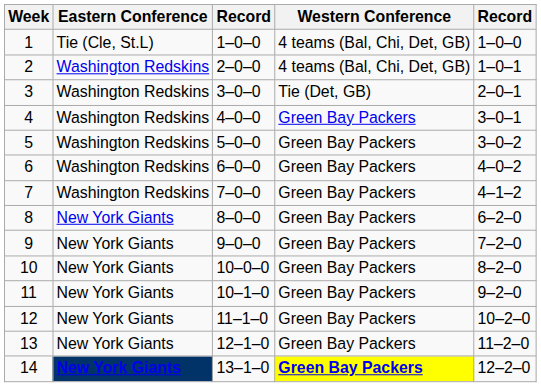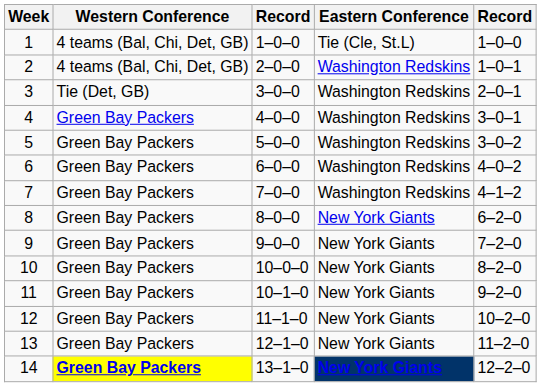columns swapped: (374, 17) <-> (133, 17)
